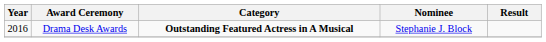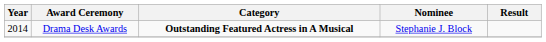(18, 28) 2016 -> (18, 28) 2014
